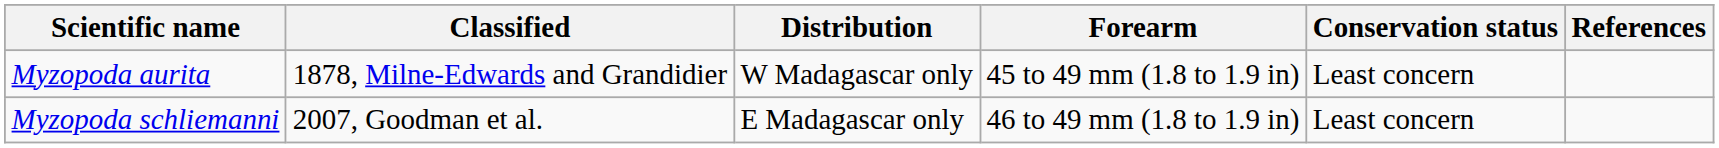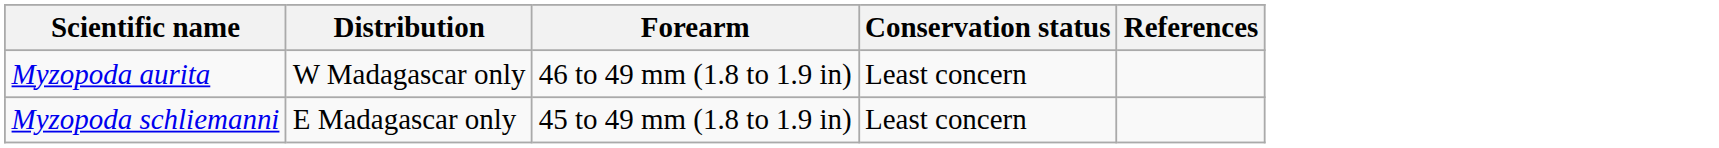- column: (510, 27)
(1143, 73) 45 to 49 mm (1.8 to 1.9 in) -> (695, 73) 46 to 49 mm (1.8 to 1.9 in)
(1143, 119) 46 to 49 mm (1.8 to 1.9 in) -> (695, 119) 45 to 49 mm (1.8 to 1.9 in)
